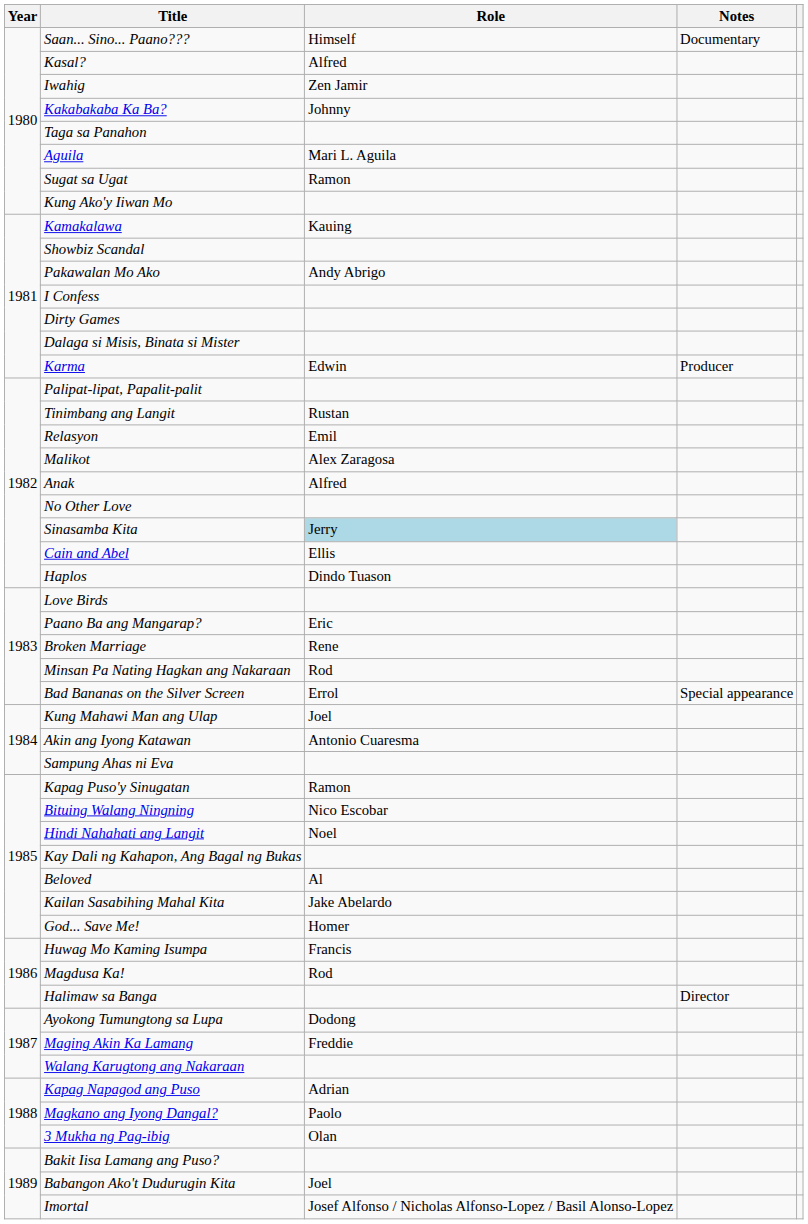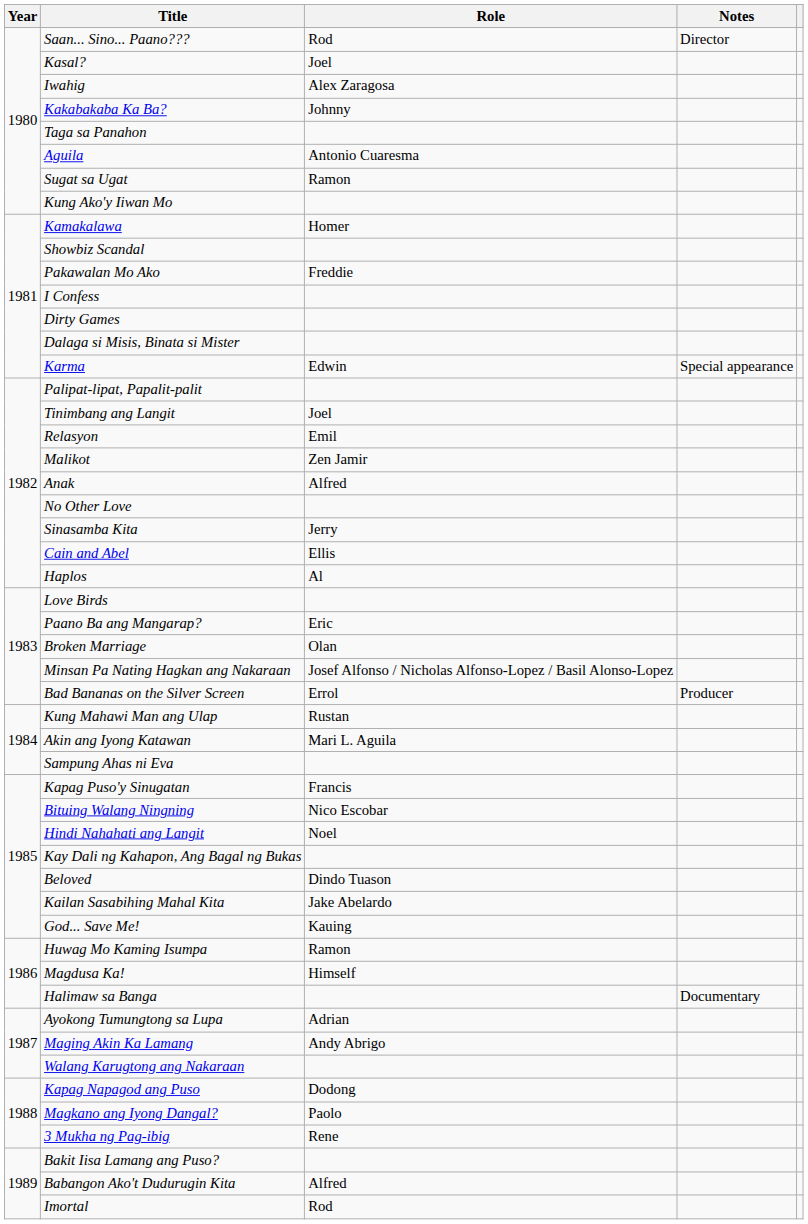(332, 39) Himself -> (320, 39) Rod
(720, 39) Documentary -> (705, 39) Director
(327, 62) Alfred -> (320, 62) Joel
(338, 86) Zen Jamir -> (351, 86) Alex Zaragosa
(352, 156) Mari L. Aguila -> (364, 156) Antonio Cuaresma
(330, 226) Kauing -> (329, 226) Homer
(347, 272) Andy Abrigo -> (331, 272) Freddie
(707, 366) Producer -> (737, 366) Special appearance
(329, 413) Rustan -> (320, 413) Joel
(351, 459) Alex Zaragosa -> (338, 459) Zen Jamir
(323, 529) lightblue background -> (323, 529) no background
(350, 576) Dindo Tuason -> (316, 576) Al
(323, 646) Rene -> (322, 646) Olan
(320, 669) Rod -> (491, 669) Josef Alfonso / Nicholas Alfonso-Lopez / Basil Alonso-Lopez
(737, 693) Special appearance -> (707, 693) Producer
(320, 716) Joel -> (329, 716) Rustan
(364, 739) Antonio Cuaresma -> (352, 739) Mari L. Aguila
(329, 786) Ramon -> (330, 786) Francis
(316, 879) Al -> (350, 879) Dindo Tuason
(329, 926) Homer -> (330, 926) Kauing
(330, 949) Francis -> (329, 949) Ramon
(320, 973) Rod -> (332, 973) Himself
(705, 996) Director -> (720, 996) Documentary
(332, 1020) Dodong -> (329, 1020) Adrian
(331, 1043) Freddie -> (347, 1043) Andy Abrigo
(329, 1090) Adrian -> (332, 1090) Dodong
(322, 1136) Olan -> (323, 1136) Rene
(320, 1183) Joel -> (327, 1183) Alfred
(491, 1206) Josef Alfonso / Nicholas Alfonso-Lopez / Basil Alonso-Lopez -> (320, 1206) Rod
